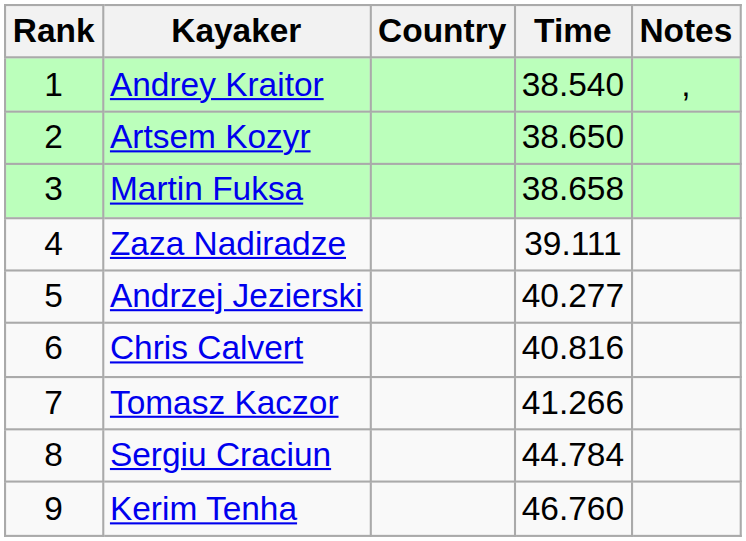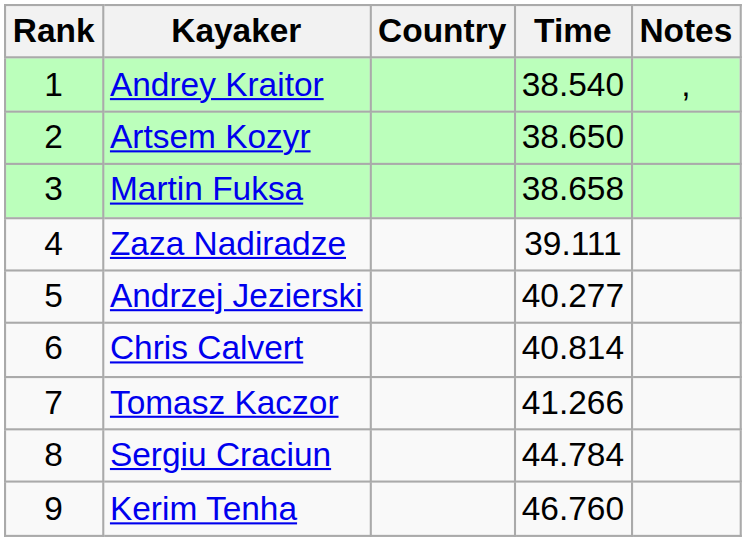(573, 349) 40.816 -> (573, 349) 40.814
